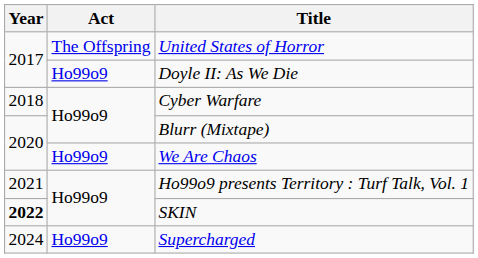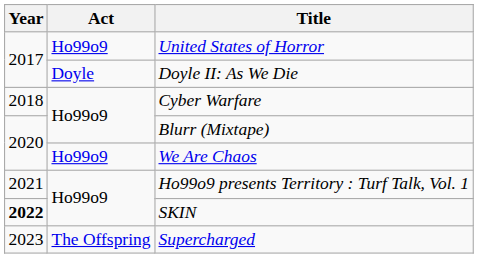(101, 45) The Offspring -> (80, 45) Ho99o9
(80, 73) Ho99o9 -> (73, 73) Doyle
(26, 239) 2024 -> (26, 239) 2023
(80, 239) Ho99o9 -> (101, 239) The Offspring
